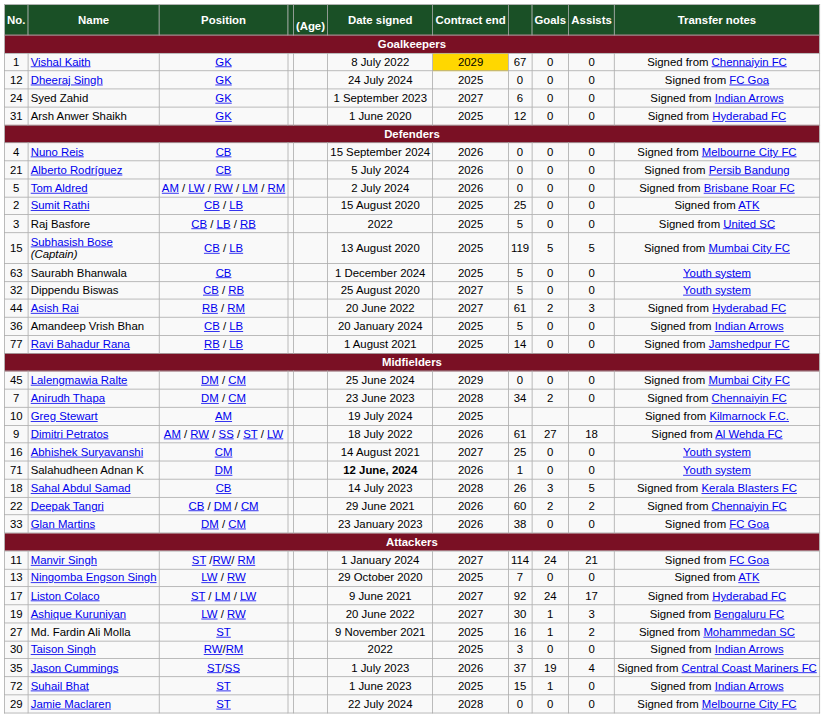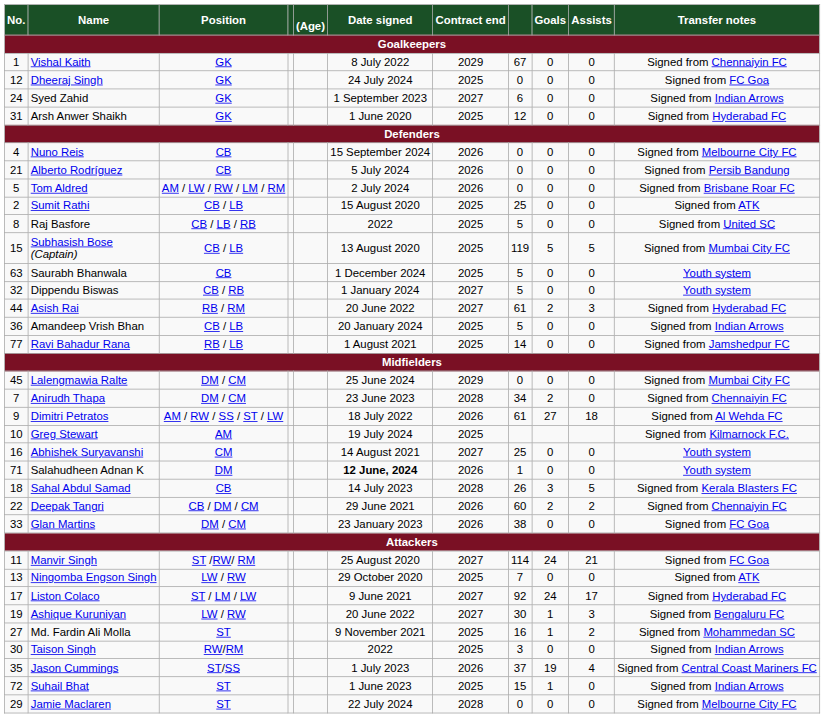(471, 62) gold background -> (471, 62) no background
(16, 224) 3 -> (16, 224) 8
(380, 291) 25 August 2020 -> (380, 291) 1 January 2024
rows swapped: (70, 434) <-> (64, 416)
(380, 560) 1 January 2024 -> (380, 560) 25 August 2020
